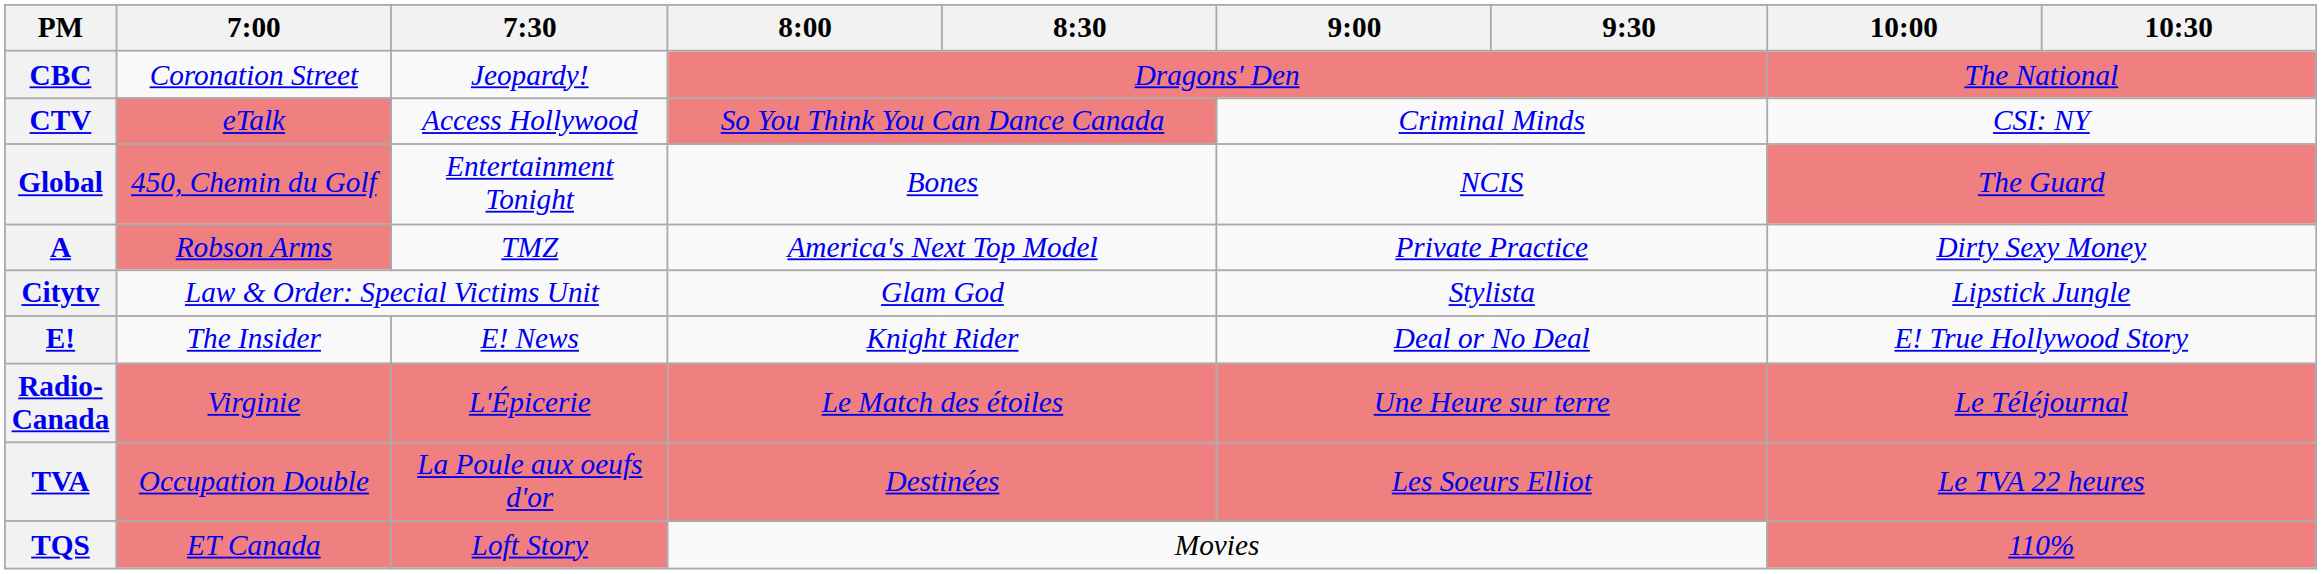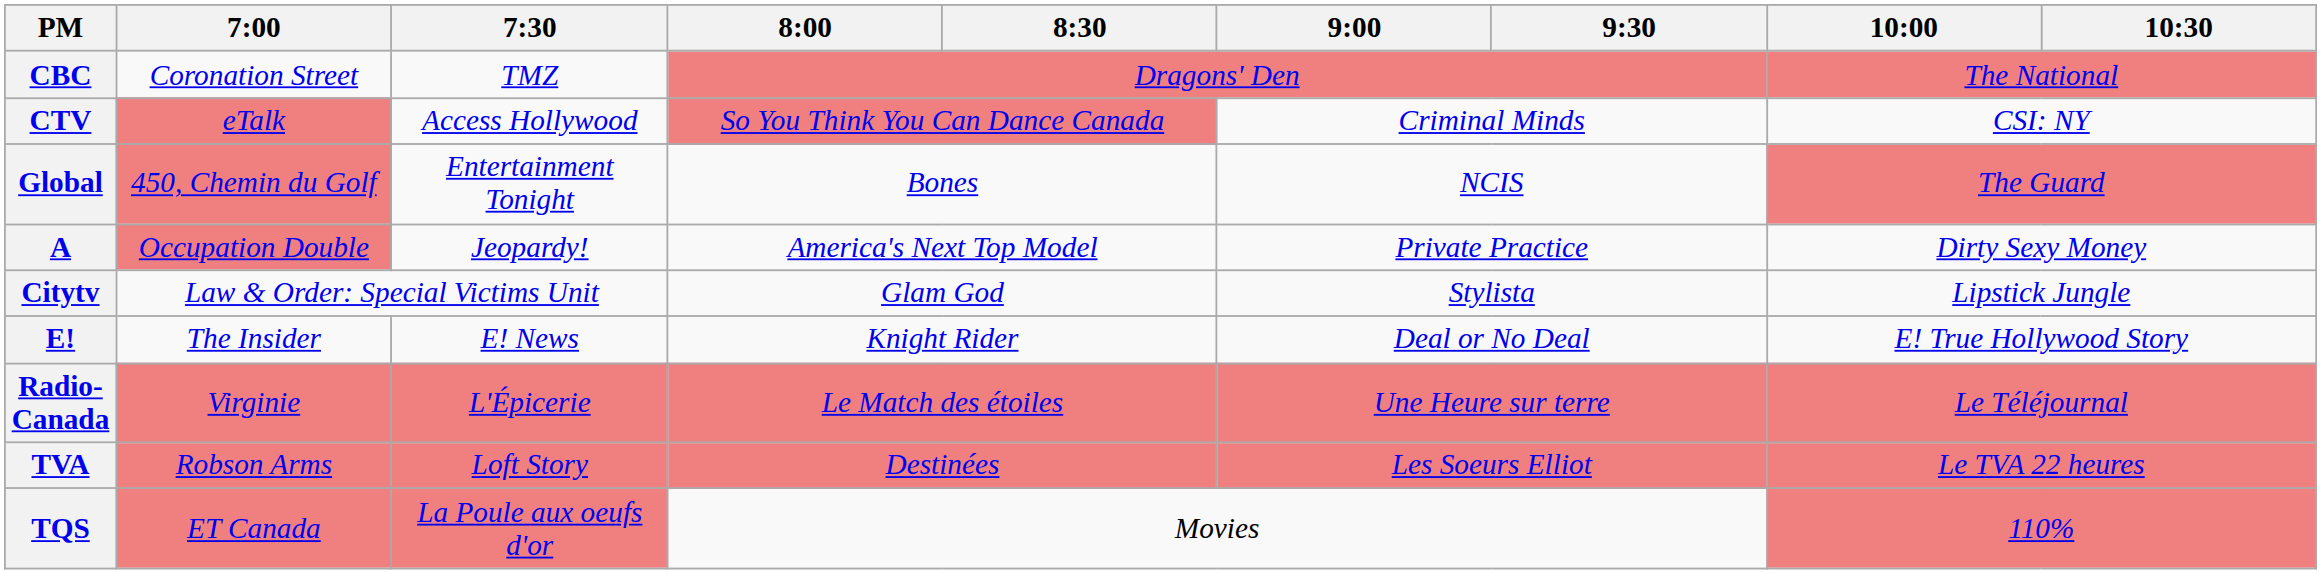(530, 74) Jeopardy! -> (530, 74) TMZ
(254, 246) Robson Arms -> (254, 246) Occupation Double
(530, 246) TMZ -> (530, 246) Jeopardy!
(254, 481) Occupation Double -> (254, 465) Robson Arms
(530, 481) La Poule aux oeufs d'or -> (530, 465) Loft Story
(530, 544) Loft Story -> (530, 527) La Poule aux oeufs d'or
